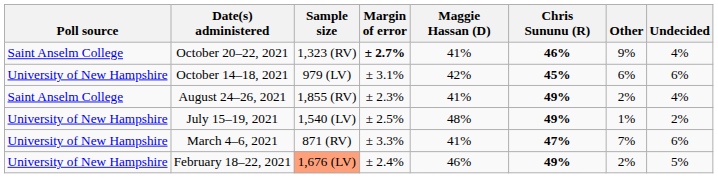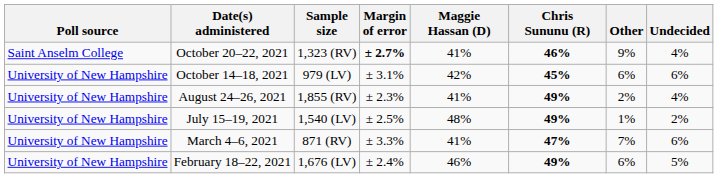(65, 97) Saint Anselm College -> (88, 97) University of New Hampshire
(327, 162) lightsalmon background -> (327, 162) no background
(626, 162) 2% -> (626, 162) 6%
